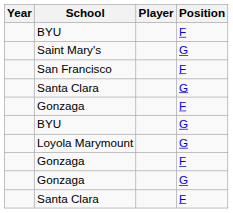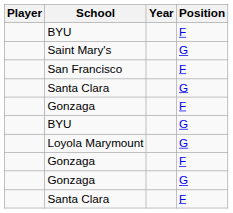columns swapped: (156, 13) <-> (19, 13)
